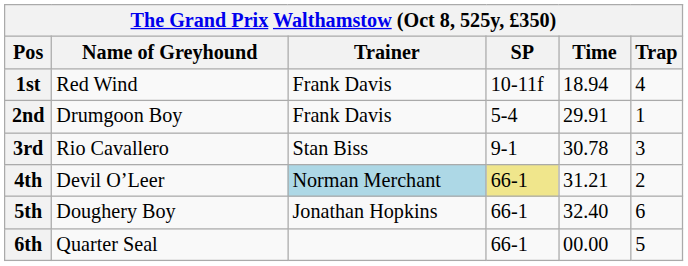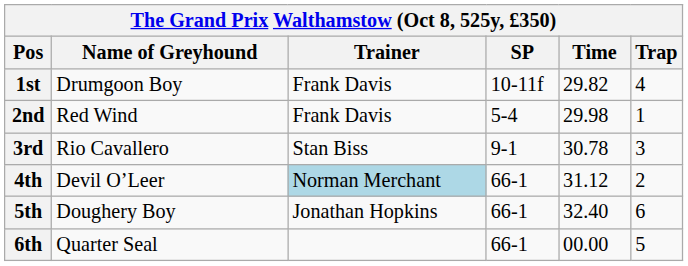(97, 84) Red Wind -> (119, 84) Drumgoon Boy
(586, 84) 18.94 -> (586, 84) 29.82
(119, 116) Drumgoon Boy -> (97, 116) Red Wind
(586, 116) 29.91 -> (586, 116) 29.98
(509, 180) khaki background -> (509, 180) no background
(586, 180) 31.21 -> (586, 180) 31.12
